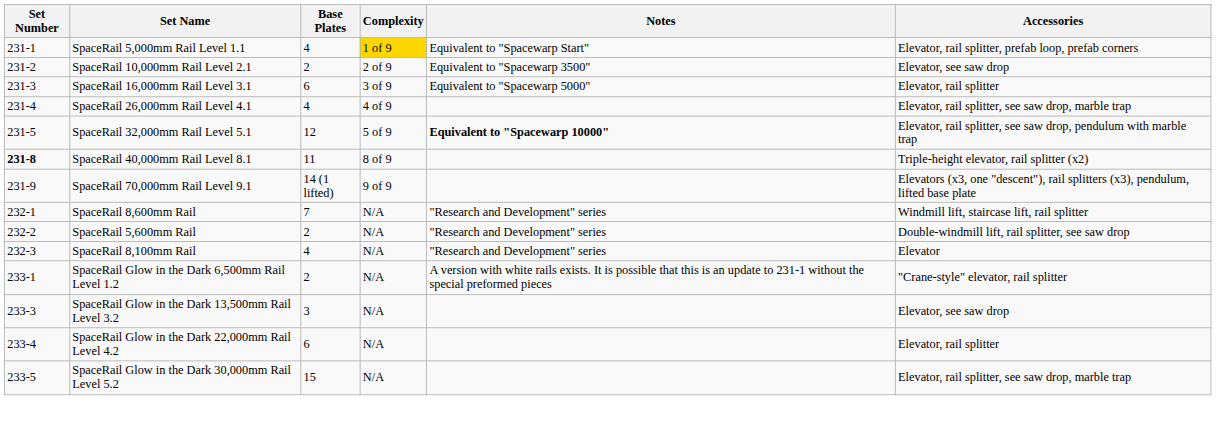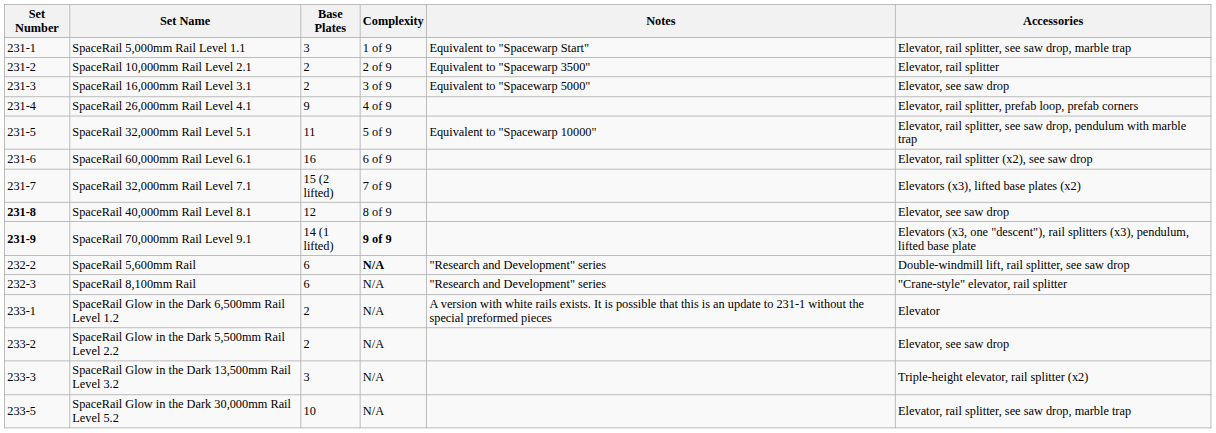(307, 47) 4 -> (307, 47) 3
(377, 47) gold background -> (377, 47) no background
(1018, 47) Elevator, rail splitter, prefab loop, prefab corners -> (1015, 47) Elevator, rail splitter, see saw drop, marble trap
(954, 67) Elevator, see saw drop -> (949, 67) Elevator, rail splitter
(307, 86) 6 -> (307, 86) 2
(949, 86) Elevator, rail splitter -> (954, 86) Elevator, see saw drop
(307, 106) 4 -> (307, 106) 9
(1015, 106) Elevator, rail splitter, see saw drop, marble trap -> (1018, 106) Elevator, rail splitter, prefab loop, prefab corners
(310, 132) 12 -> (309, 132) 11
(519, 132) bold -> (513, 132) normal
+ row: (162, 159)
+ row: (162, 185)
(309, 159) 11 -> (310, 212) 12
(993, 159) Triple-height elevator, rail splitter (x2) -> (954, 212) Elevator, see saw drop
(22, 185) normal -> (22, 238) bold
(377, 185) normal -> (377, 238) bold
- row: (134, 212)
(307, 231) 2 -> (307, 265) 6
(373, 231) normal -> (373, 265) bold
(307, 251) 4 -> (307, 284) 6
(919, 251) Elevator -> (983, 284) "Crane-style" elevator, rail splitter
(983, 277) "Crane-style" elevator, rail splitter -> (919, 311) Elevator
+ row: (179, 344)
(954, 311) Elevator, see saw drop -> (993, 377) Triple-height elevator, rail splitter (x2)
- row: (182, 344)
(310, 377) 15 -> (310, 411) 10
